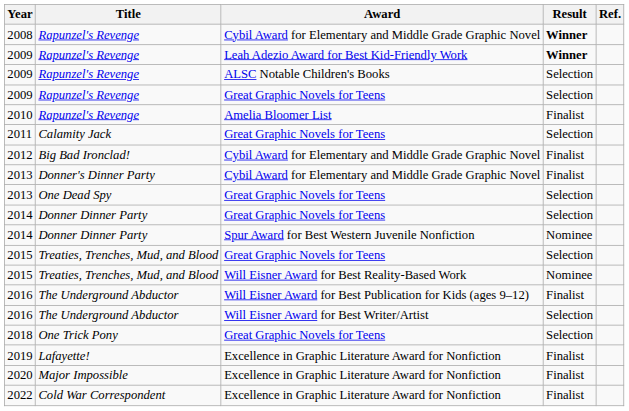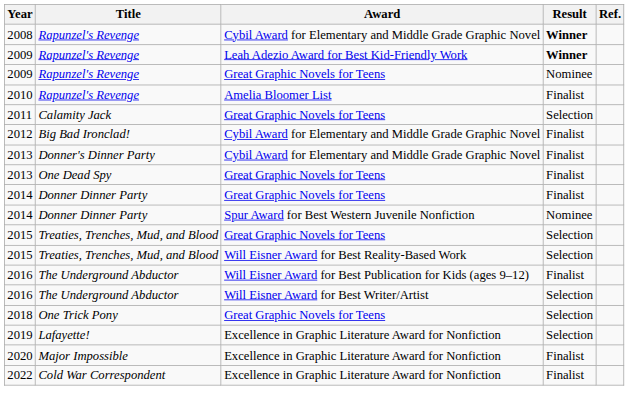- row: (20, 74)
(570, 94) Selection -> (569, 74) Nominee
(570, 194) Selection -> (565, 174) Finalist
(570, 214) Selection -> (565, 194) Finalist
(569, 275) Nominee -> (570, 255) Selection
(565, 355) Finalist -> (570, 335) Selection
